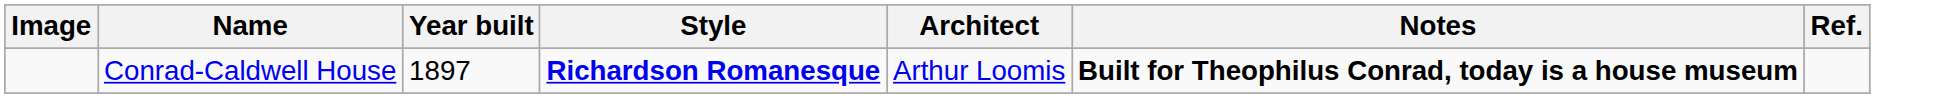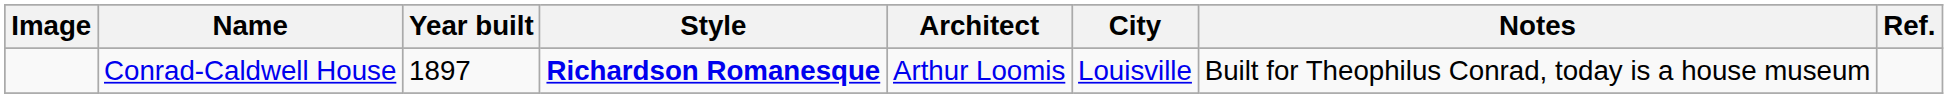+ column: (1135, 26)
(1438, 70) bold -> (1538, 70) normal
